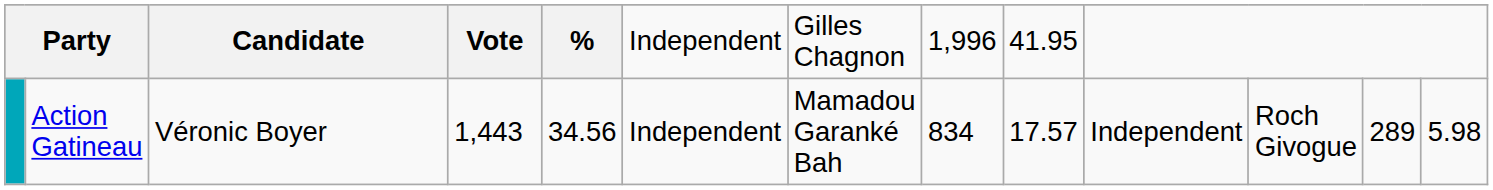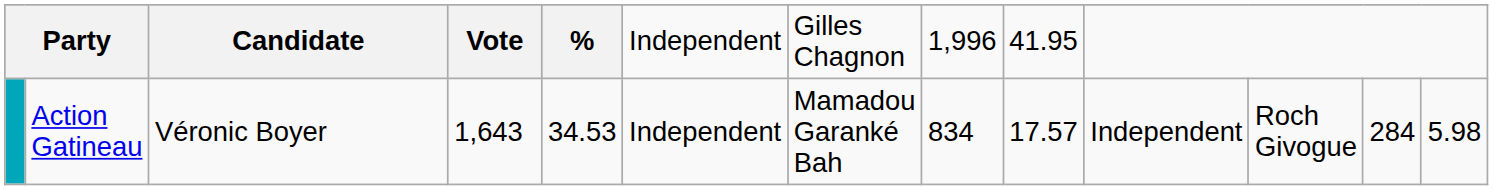(489, 131) 1,443 -> (489, 131) 1,643
(582, 131) 34.56 -> (582, 131) 34.53
(1392, 131) 289 -> (1392, 131) 284
